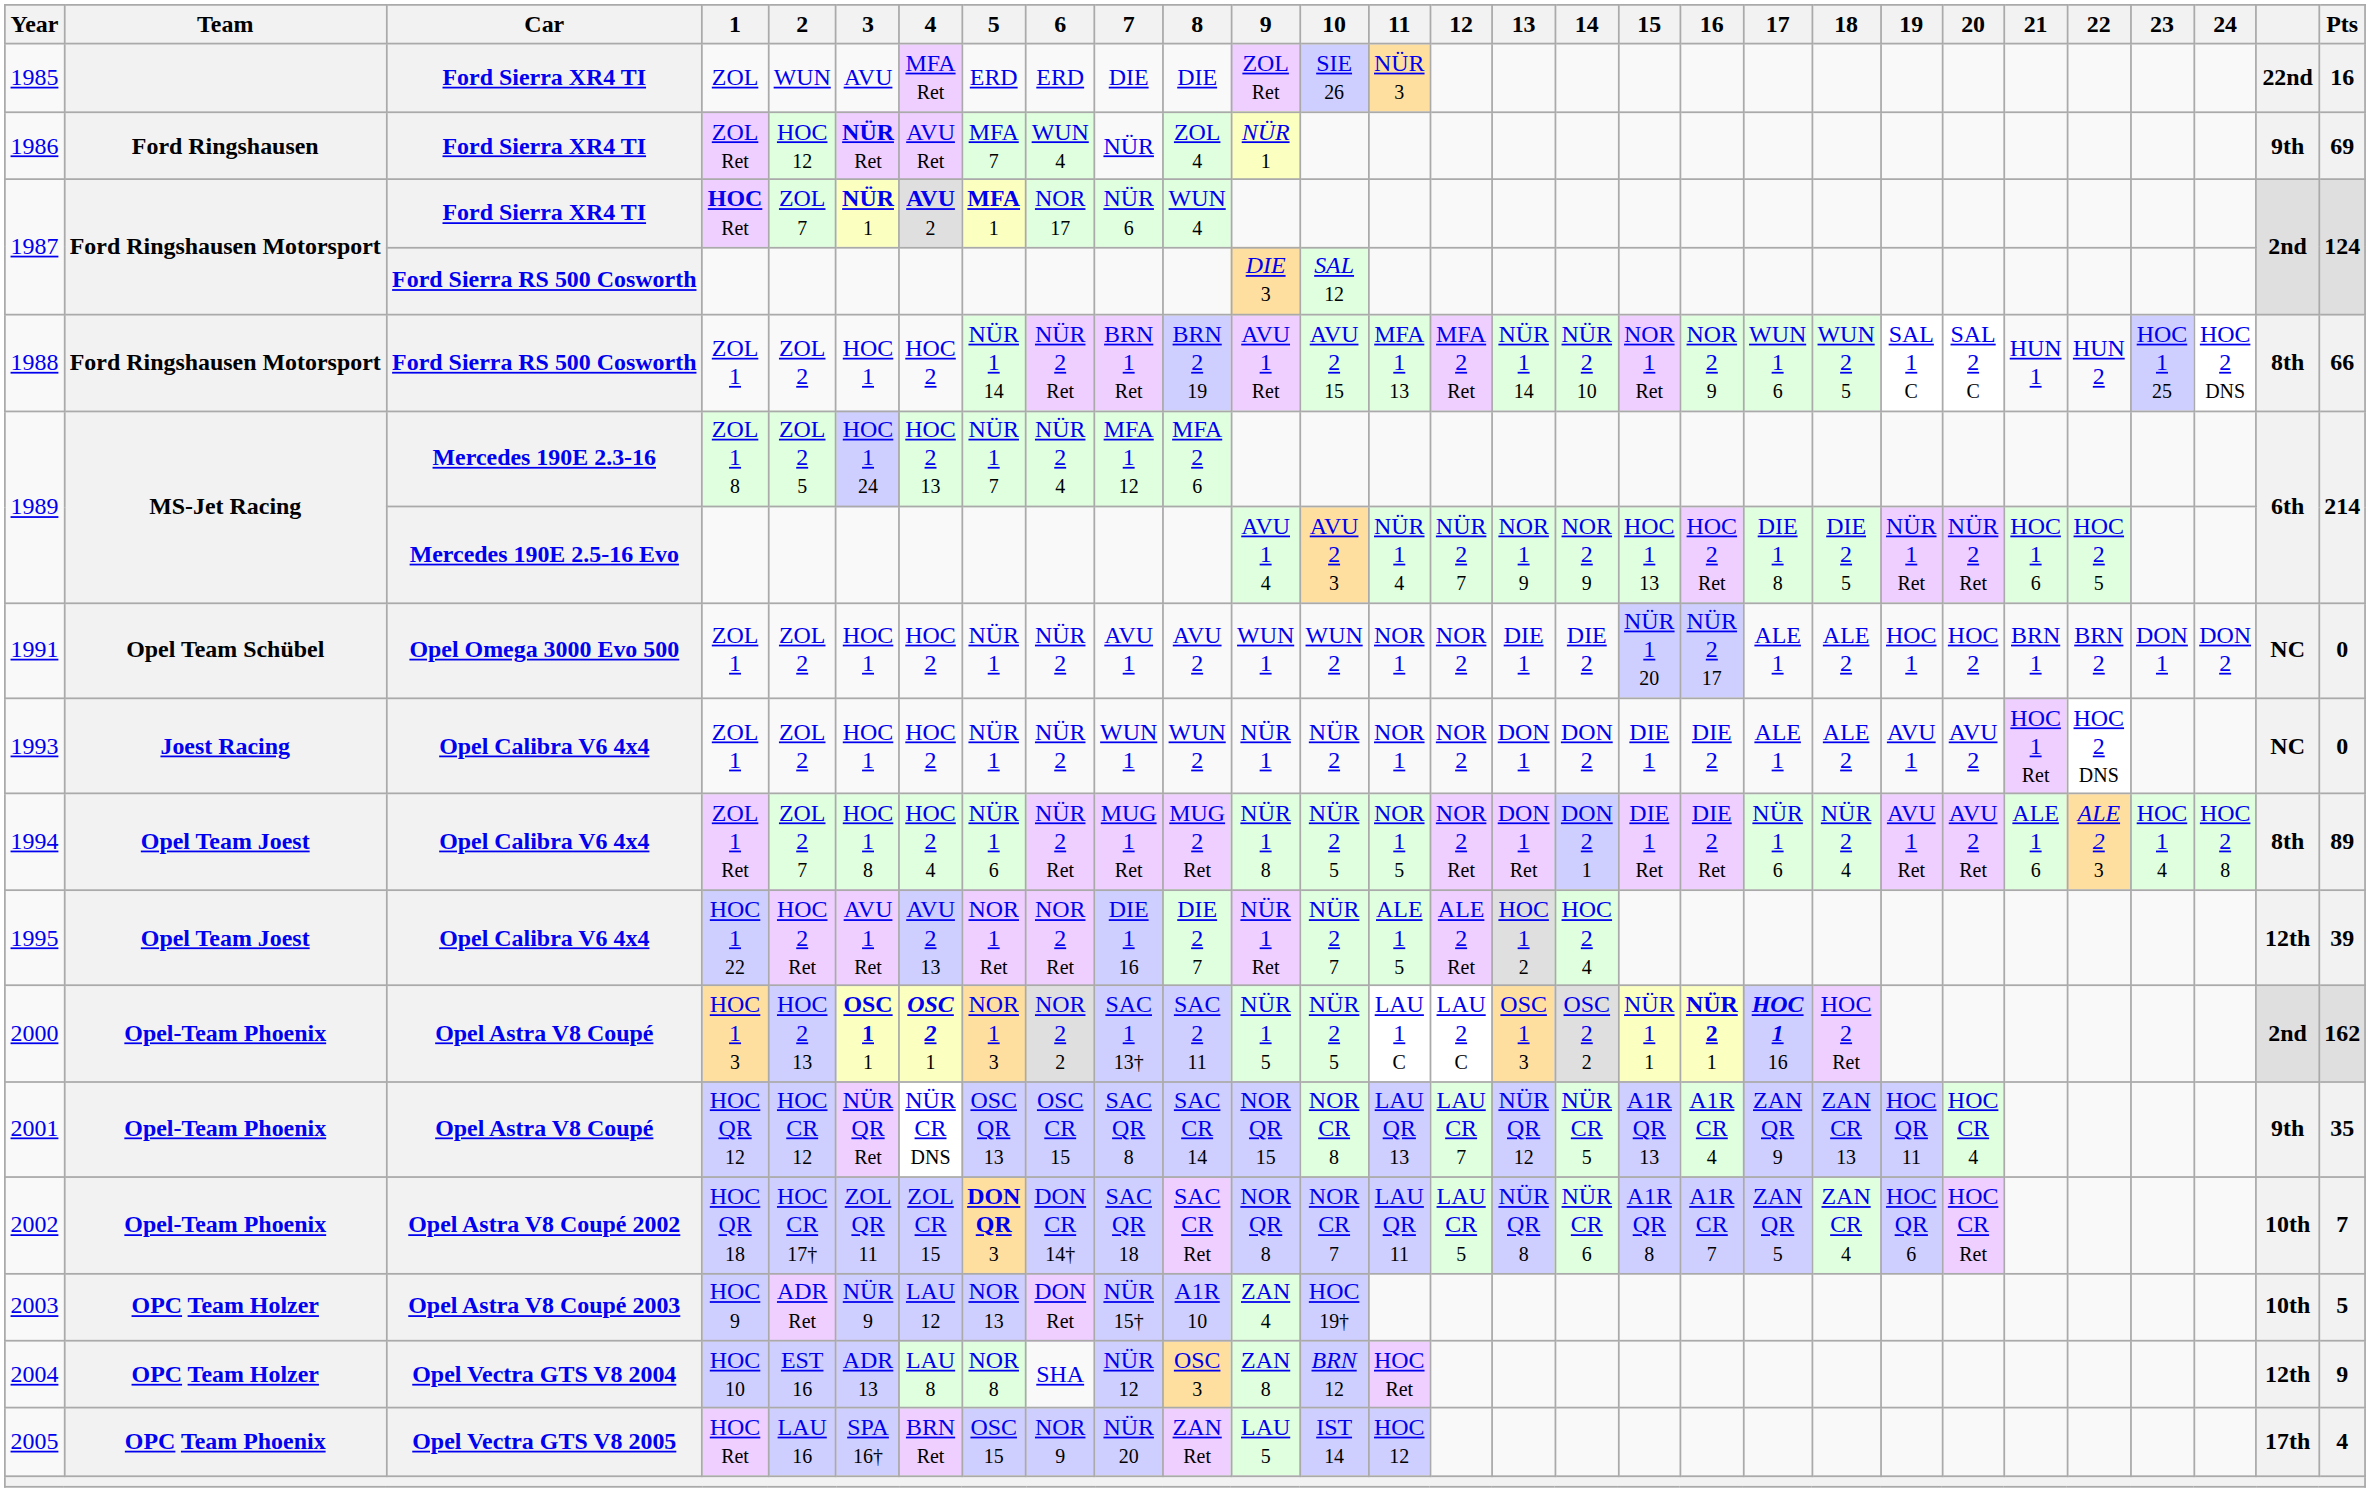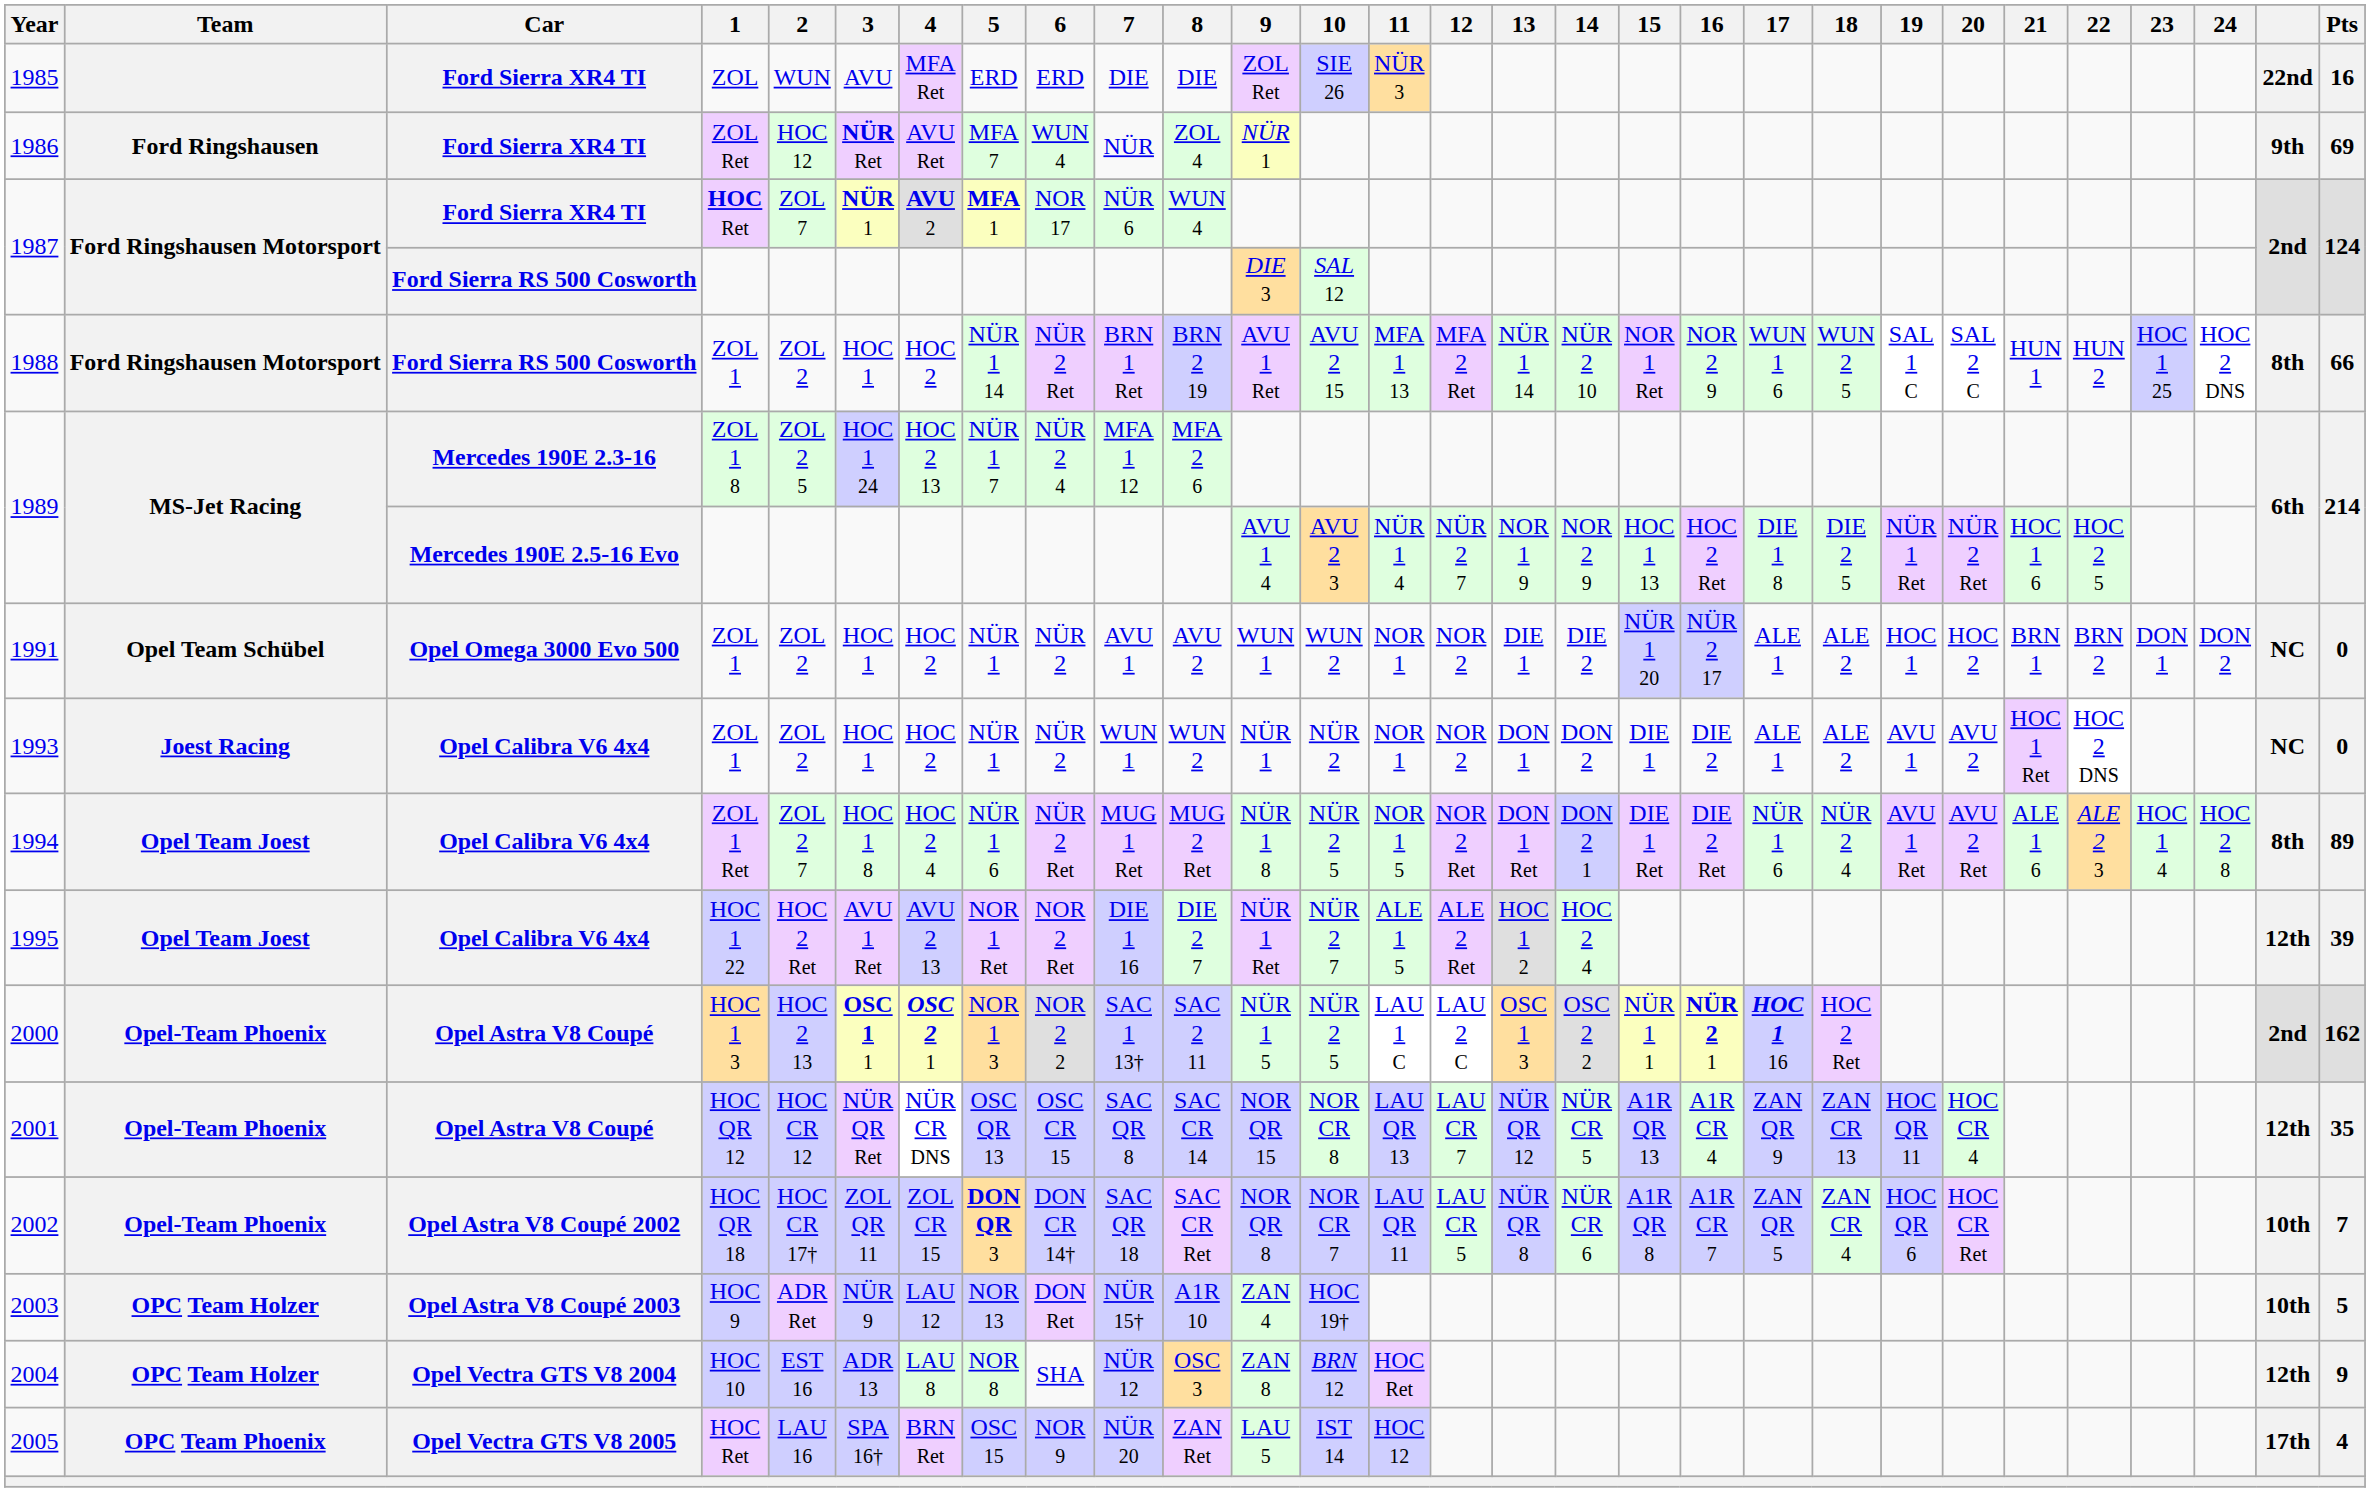(2288, 1128) 9th -> (2288, 1128) 12th
